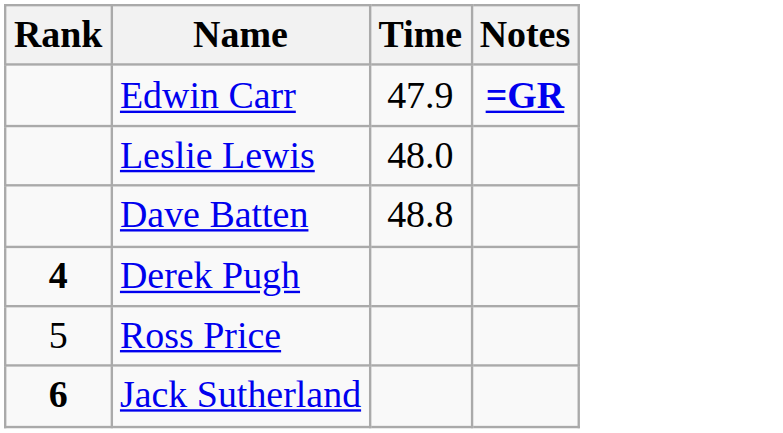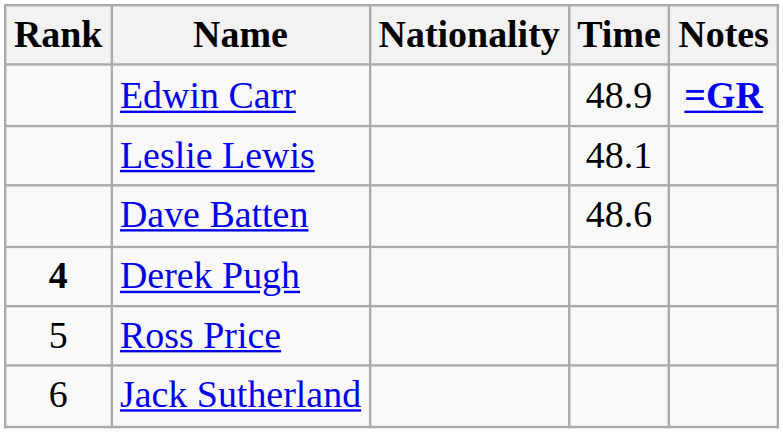+ column: (469, 34)
(420, 94) 47.9 -> (619, 94) 48.9
(420, 154) 48.0 -> (619, 154) 48.1
(420, 214) 48.8 -> (619, 214) 48.6
(58, 395) bold -> (58, 395) normal
